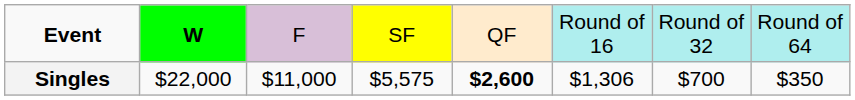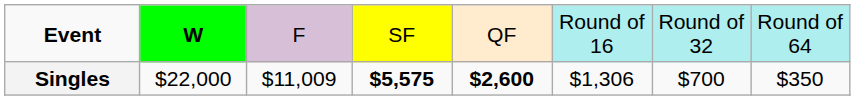(299, 79) $11,000 -> (299, 79) $11,009
(402, 79) normal -> (402, 79) bold
